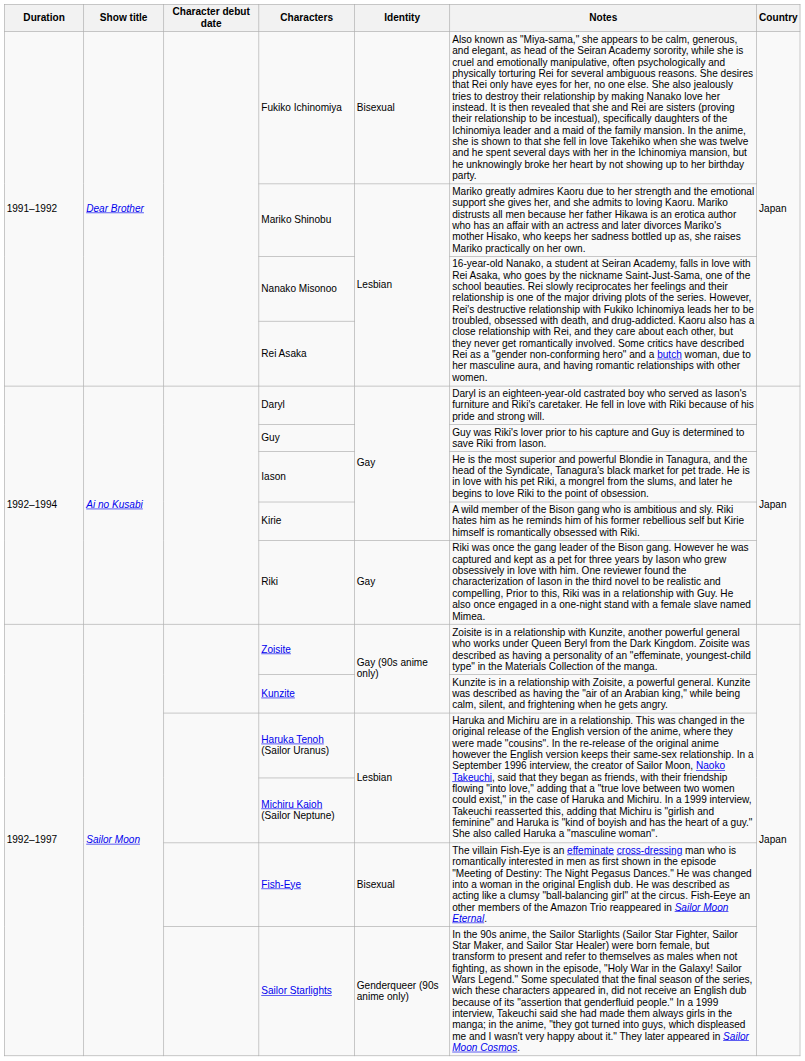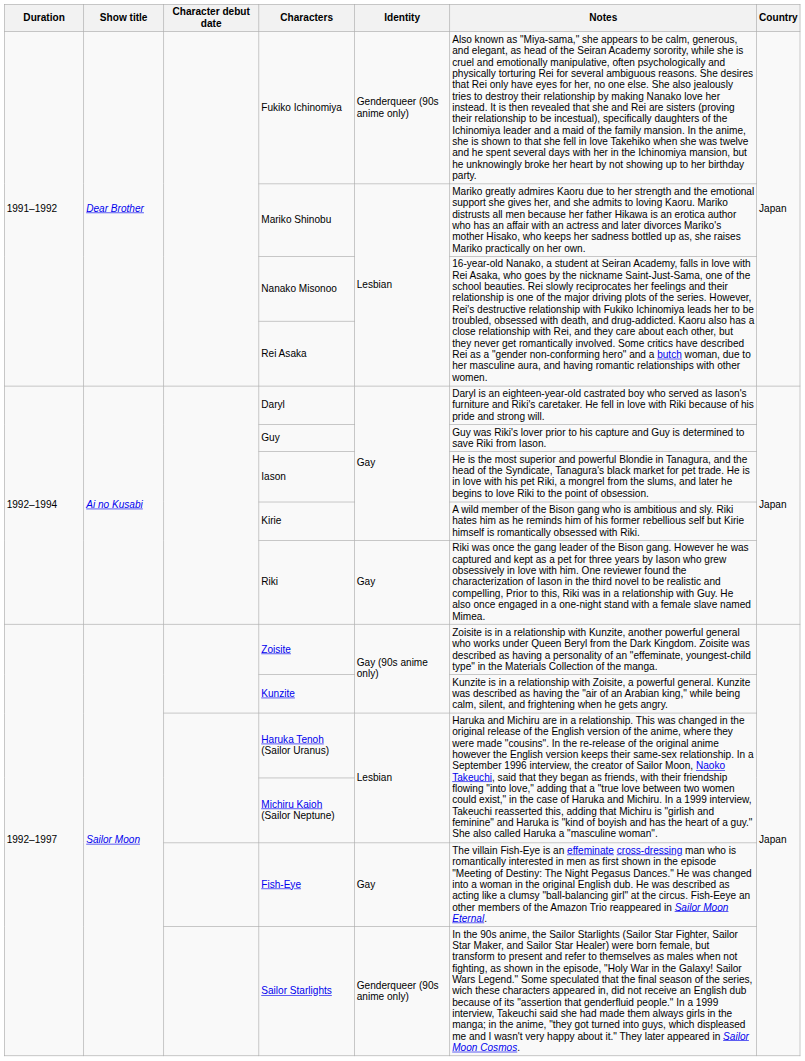(376, 107) Bisexual -> (398, 107) Genderqueer (90s anime only)
(376, 884) Bisexual -> (366, 884) Gay
